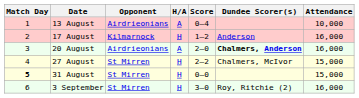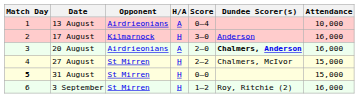(202, 36) 1–2 -> (202, 36) 3–0
(202, 87) 3–0 -> (202, 87) 1–2
